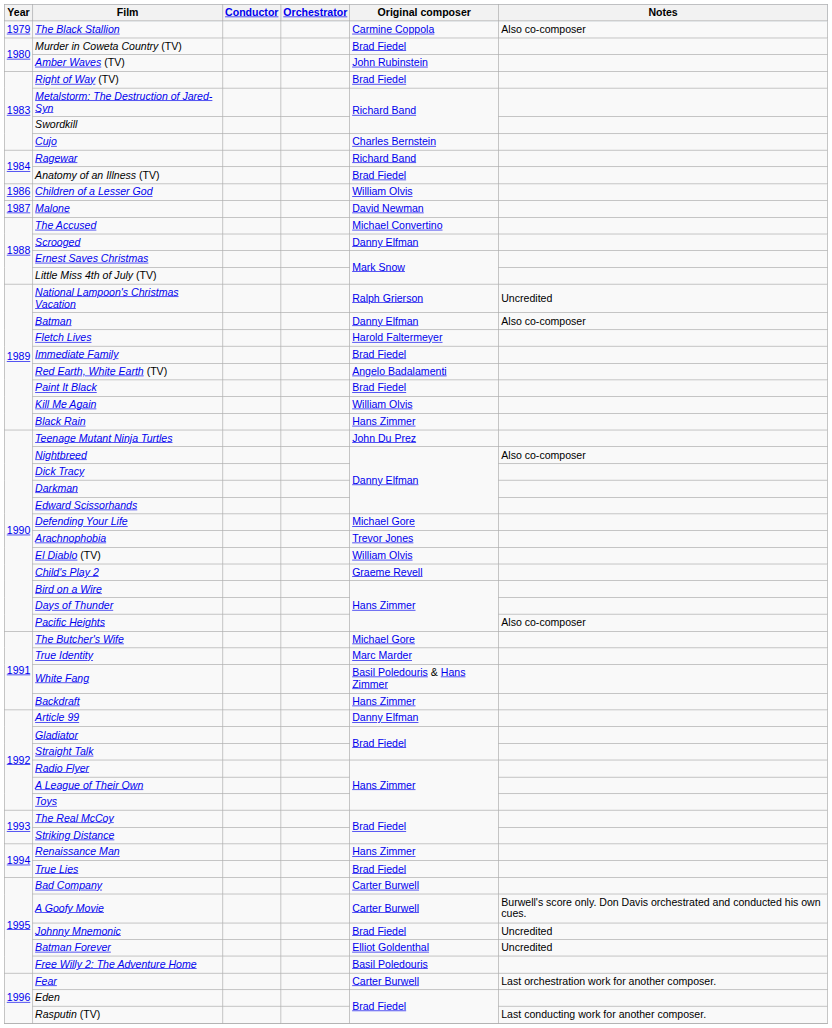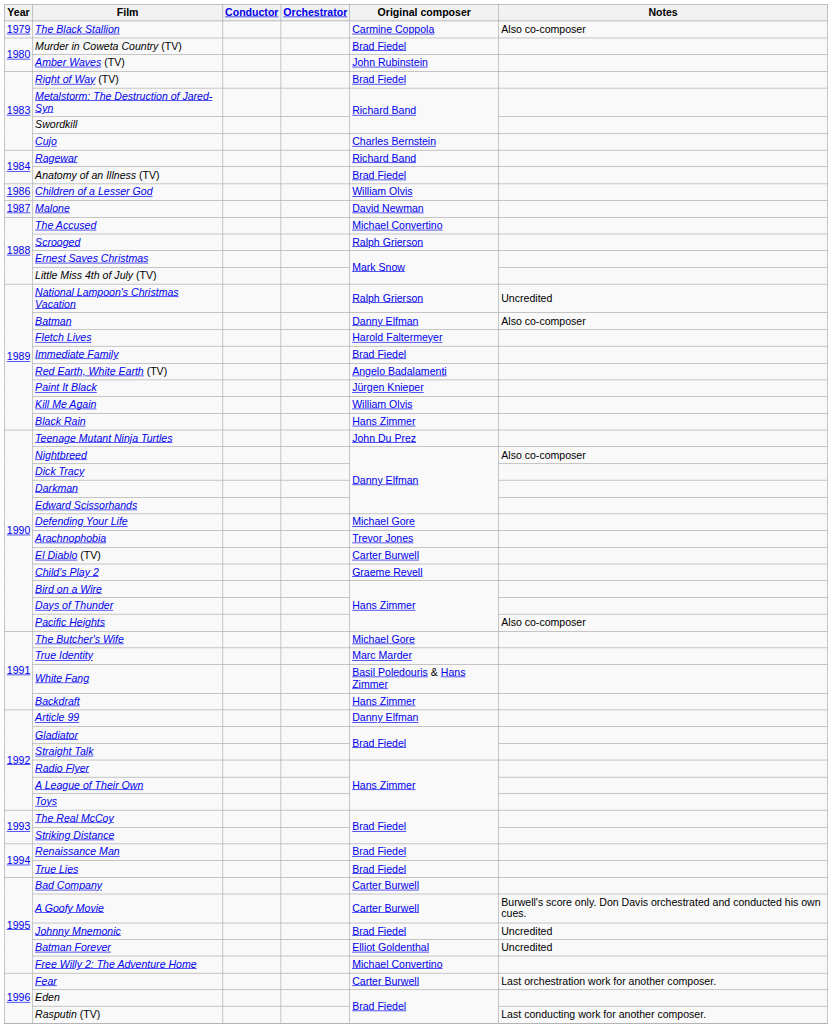(385, 242) Danny Elfman -> (388, 242) Ralph Grierson
(379, 388) Brad Fiedel -> (388, 388) Jürgen Knieper
(382, 555) William Olvis -> (386, 555) Carter Burwell
(384, 852) Hans Zimmer -> (379, 852) Brad Fiedel
(390, 964) Basil Poledouris -> (397, 964) Michael Convertino
